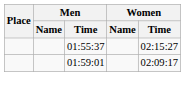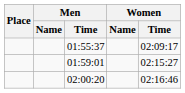(159, 46) 02:15:27 -> (159, 46) 02:09:17
(159, 63) 02:09:17 -> (159, 63) 02:15:27
+ row: (86, 79)
